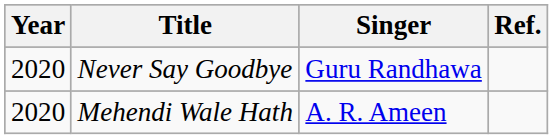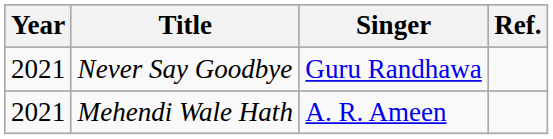(38, 68) 2020 -> (38, 68) 2021
(38, 111) 2020 -> (38, 111) 2021
